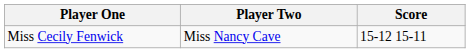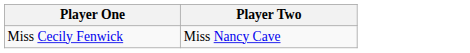- column: (411, 15)
